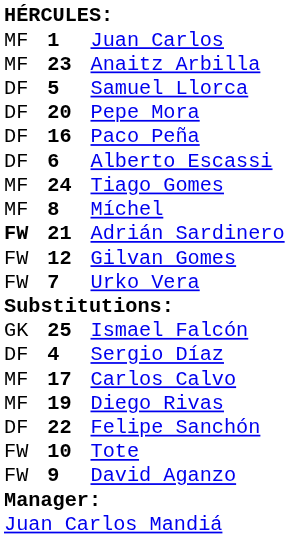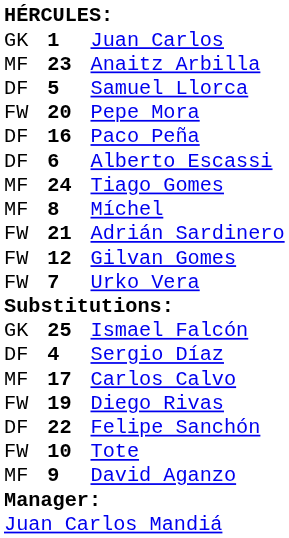(16, 40) MF -> (16, 40) GK
(16, 113) DF -> (16, 113) FW
(16, 234) bold -> (16, 234) normal
(16, 404) MF -> (16, 404) FW
(16, 476) FW -> (16, 476) MF
